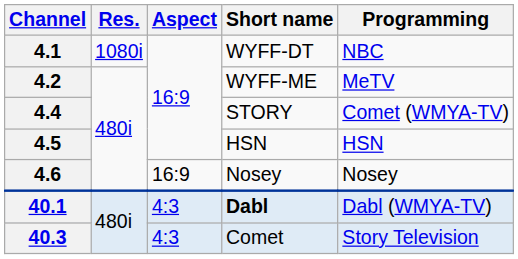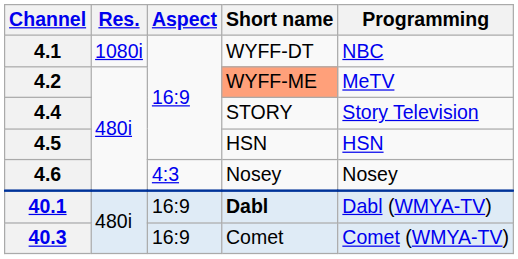(272, 81) no background -> (272, 81) lightsalmon background
(426, 112) Comet (WMYA-TV) -> (411, 112) Story Television
(171, 174) 16:9 -> (165, 174) 4:3
(165, 206) 4:3 -> (171, 206) 16:9
(165, 237) 4:3 -> (171, 237) 16:9
(411, 237) Story Television -> (426, 237) Comet (WMYA-TV)
